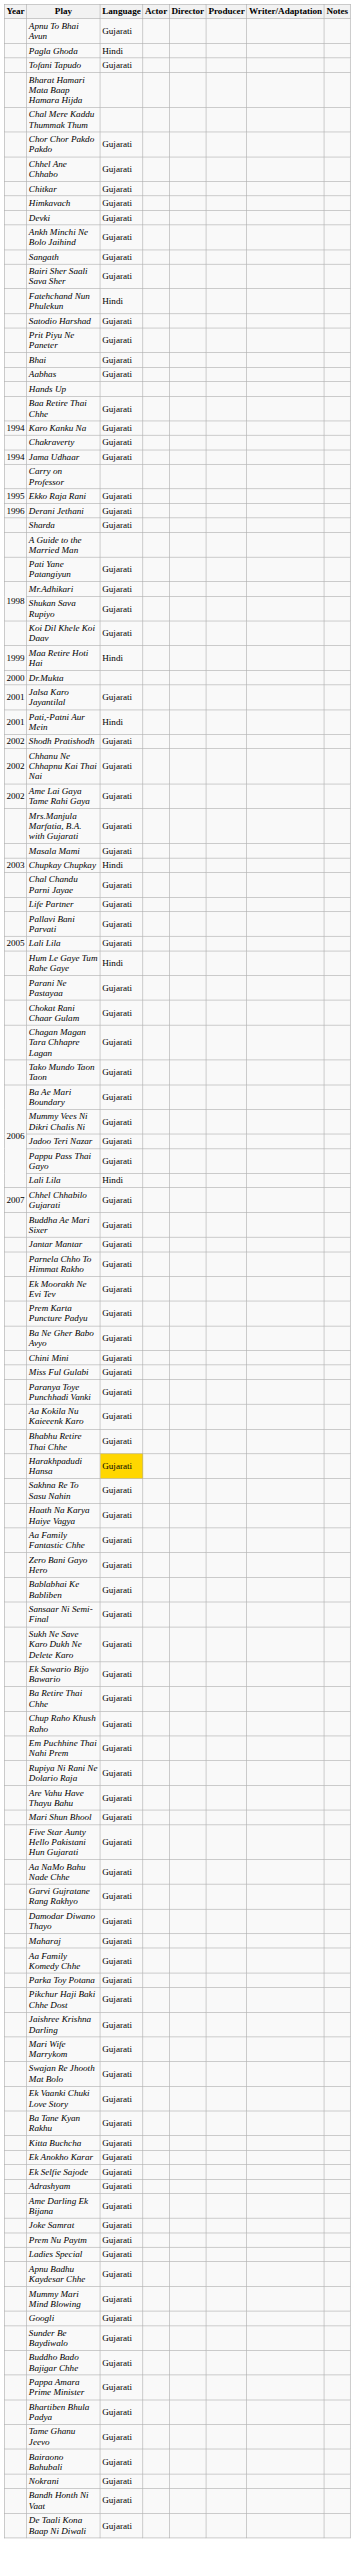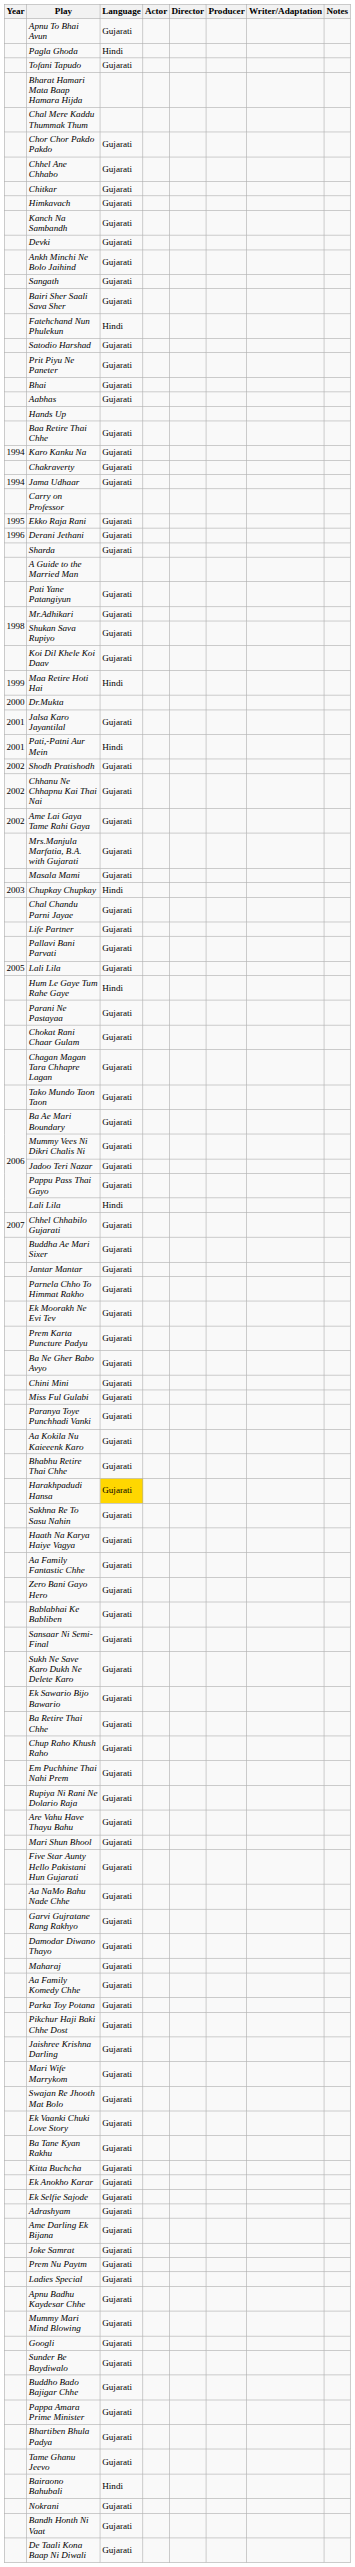+ row: (16, 223)
(117, 2461) Gujarati -> (113, 2486) Hindi
